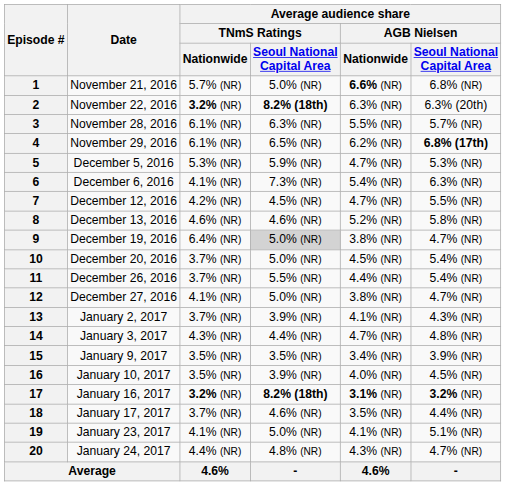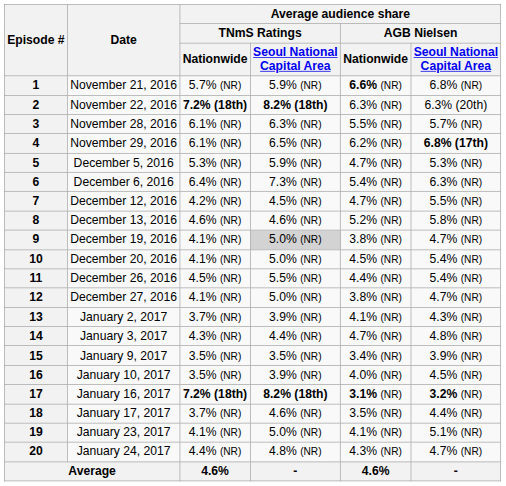(295, 85) 5.0% (NR) -> (295, 85) 5.9% (NR)
(215, 104) 3.2% (NR) -> (215, 104) 7.2% (18th)
(215, 182) 4.1% (NR) -> (215, 182) 6.4% (NR)
(215, 239) 6.4% (NR) -> (215, 239) 4.1% (NR)
(215, 259) 3.7% (NR) -> (215, 259) 4.1% (NR)
(215, 278) 3.7% (NR) -> (215, 278) 4.5% (NR)
(215, 394) 3.2% (NR) -> (215, 394) 7.2% (18th)
